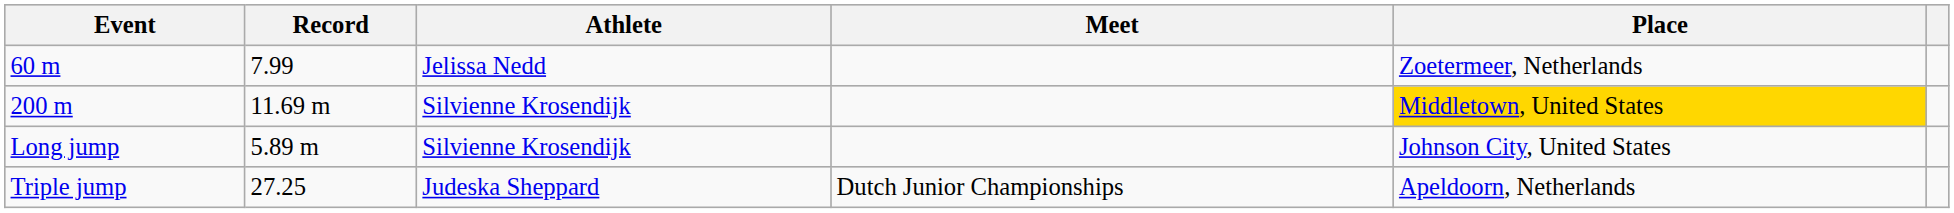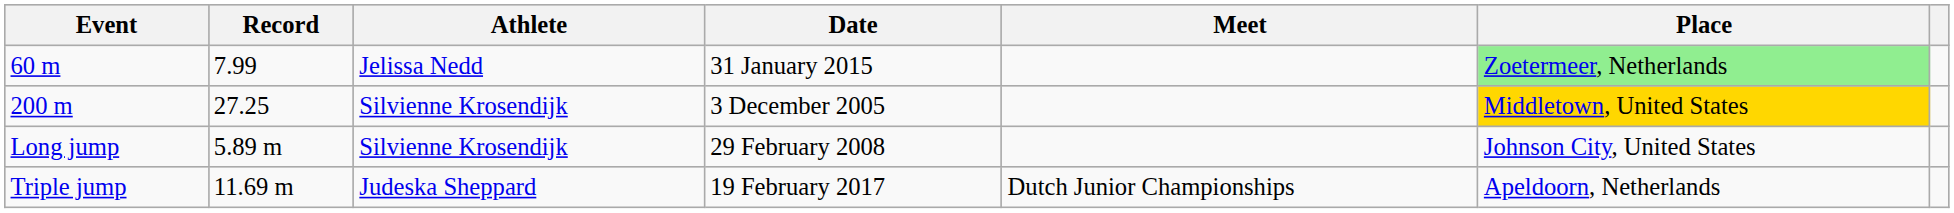+ column: (853, 24)
(1521, 65) no background -> (1606, 65) lightgreen background
(290, 106) 11.69 m -> (242, 106) 27.25
(278, 187) 27.25 -> (254, 187) 11.69 m
